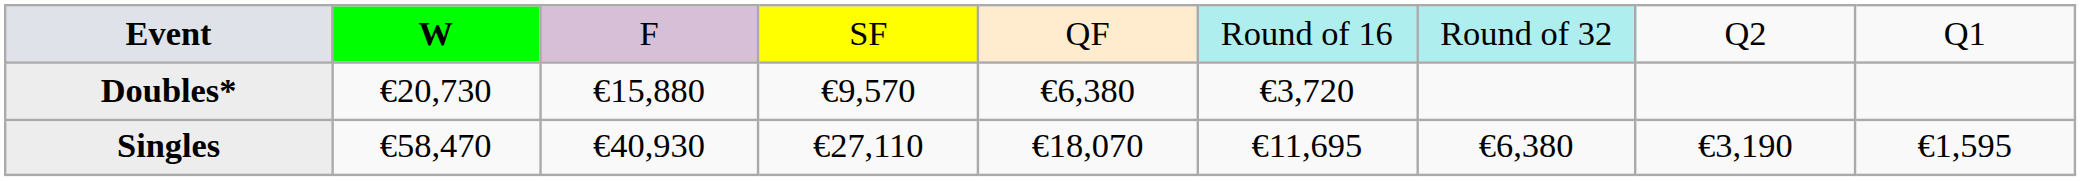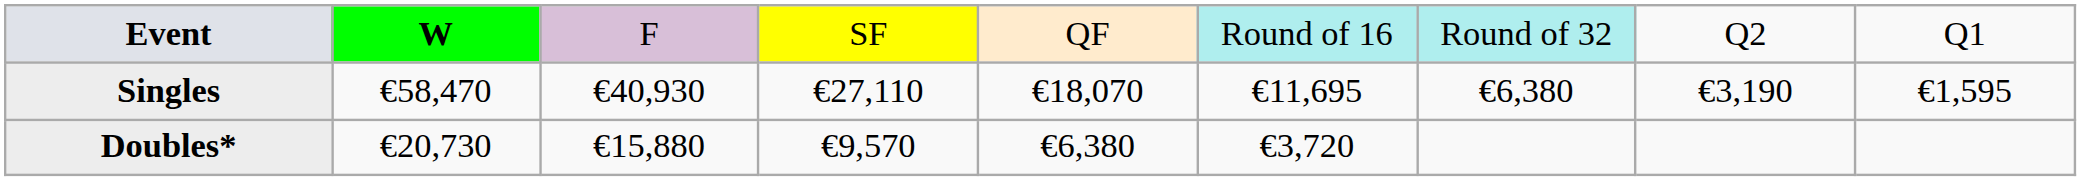rows swapped: (169, 146) <-> (169, 90)
